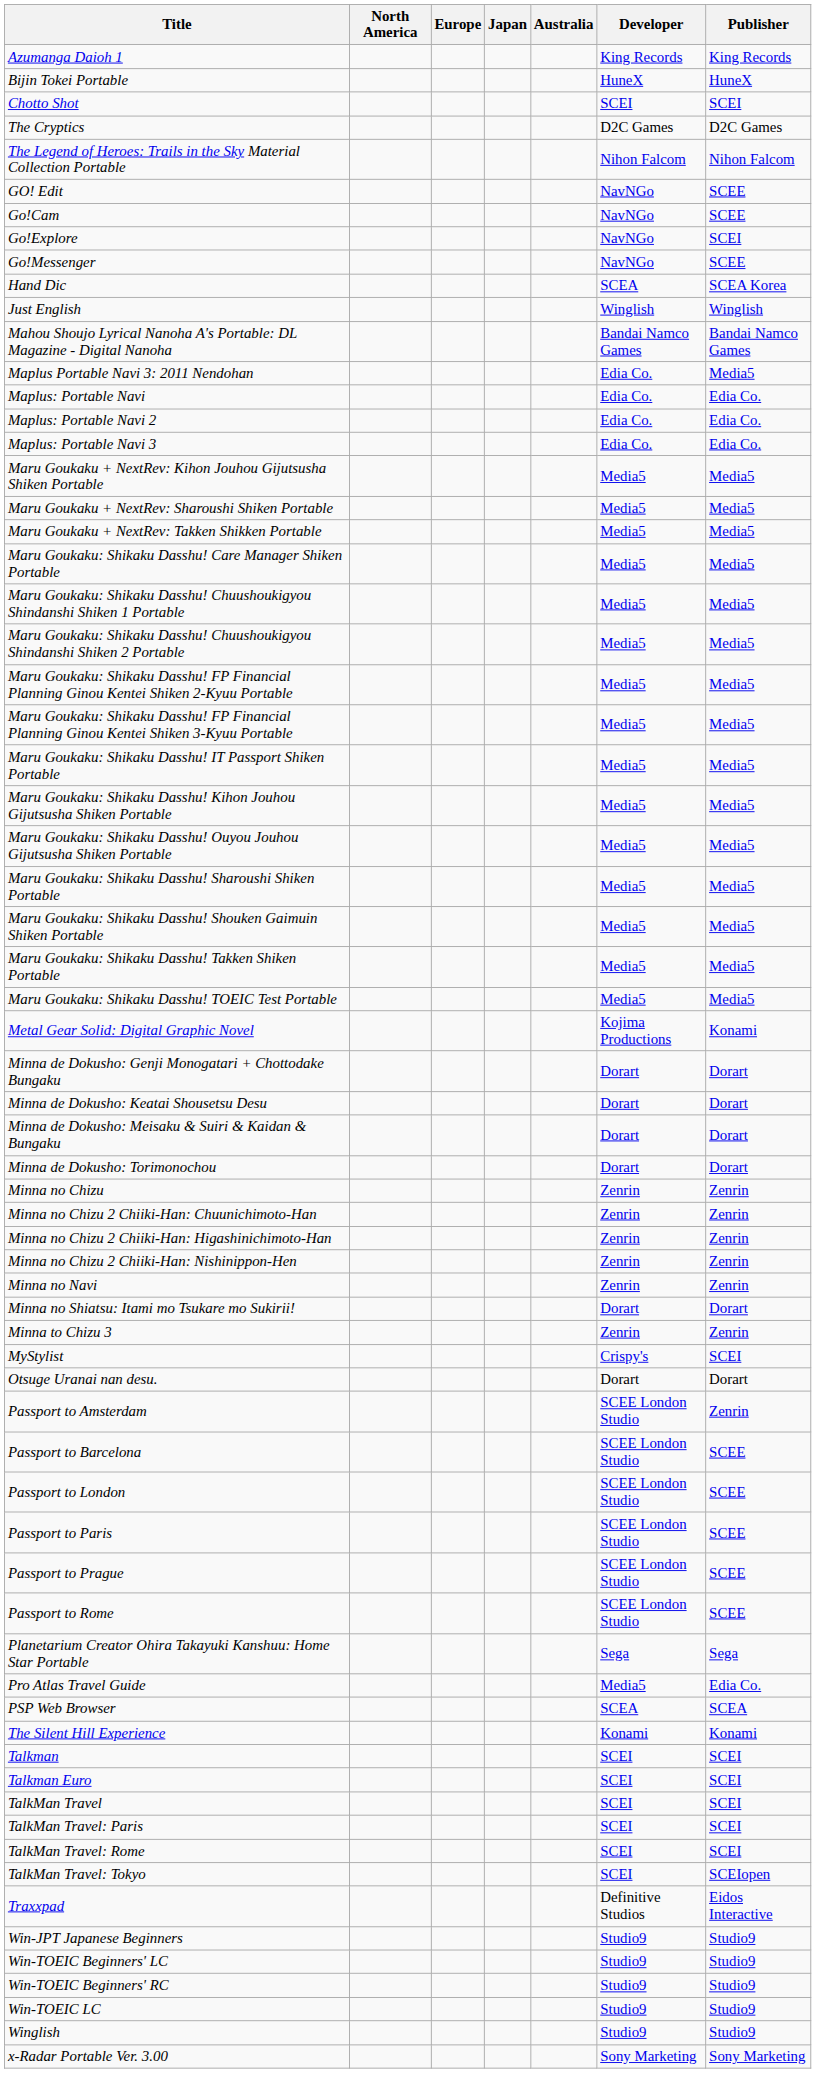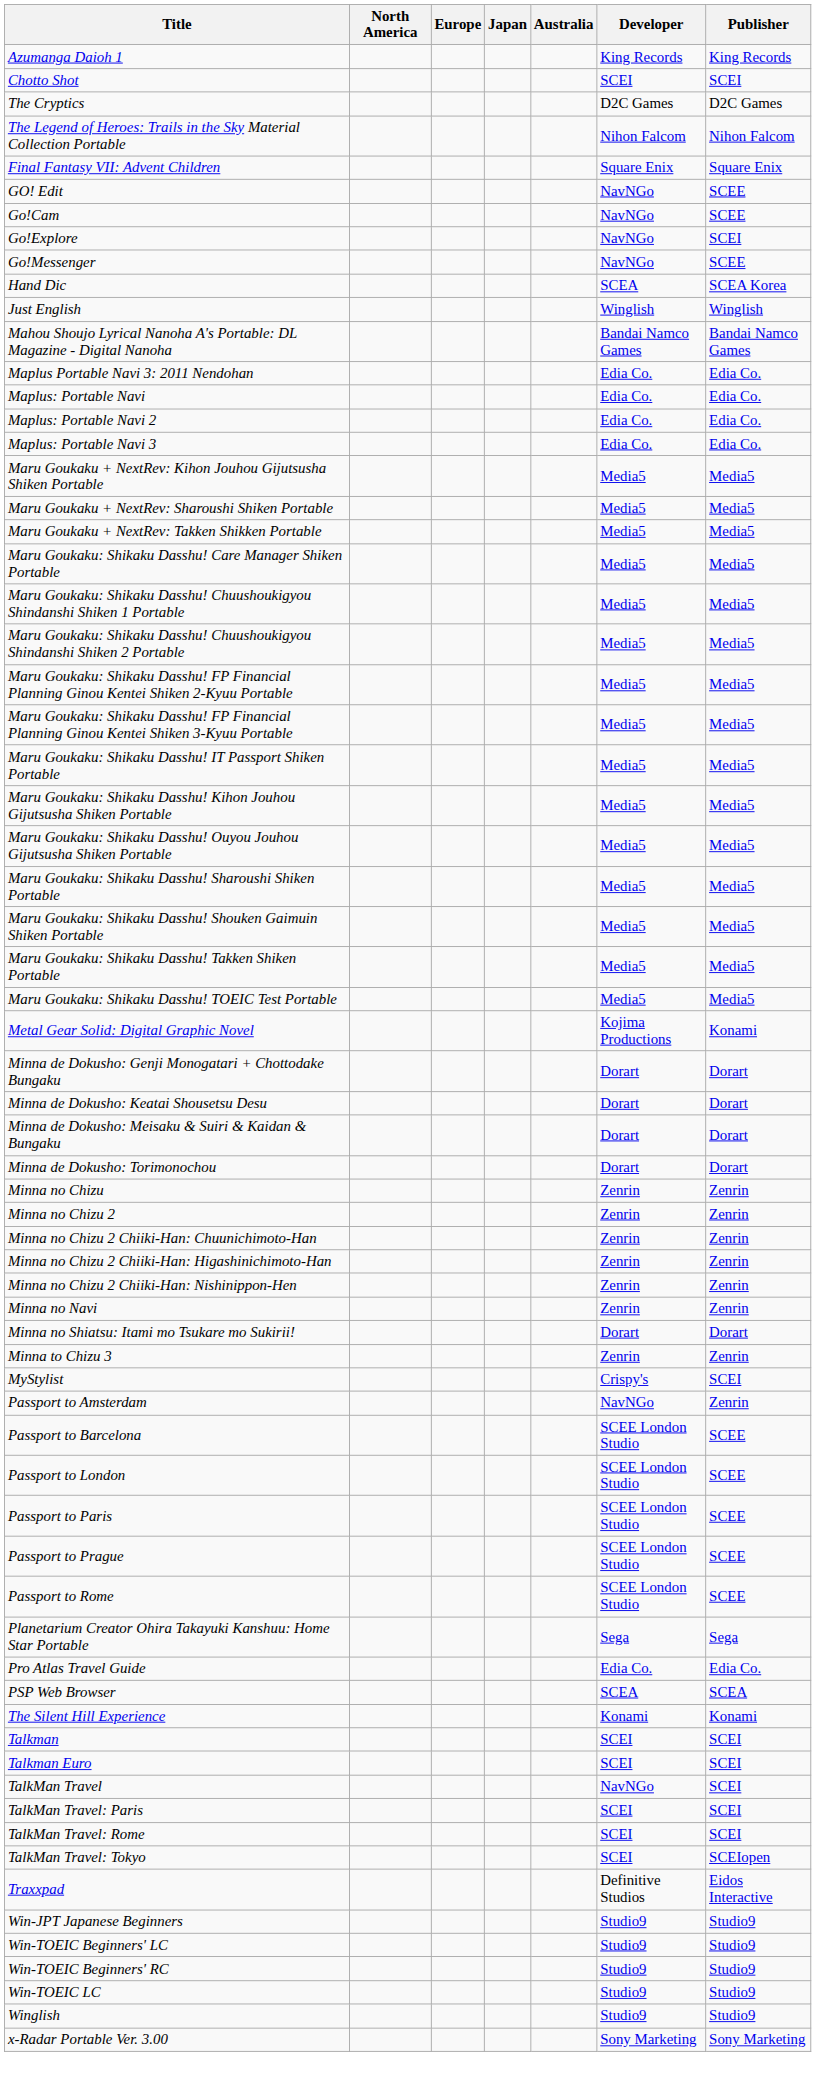- row: (68, 80)
+ row: (114, 167)
(732, 373) Media5 -> (735, 373) Edia Co.
+ row: (61, 1214)
- row: (83, 1379)
(643, 1411) SCEE London Studio -> (627, 1403) NavNGo
(623, 1685) Media5 -> (626, 1668) Edia Co.
(616, 1803) SCEI -> (627, 1786) NavNGo
